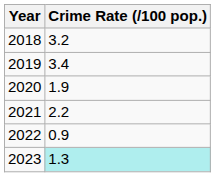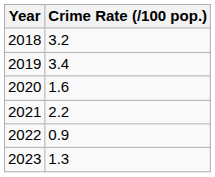(59, 87) 1.9 -> (59, 87) 1.6
(59, 159) paleturquoise background -> (59, 159) no background
